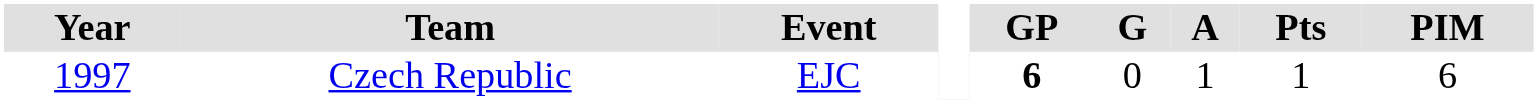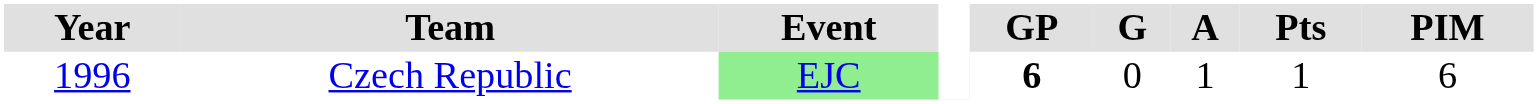(92, 75) 1997 -> (92, 75) 1996
(829, 75) no background -> (829, 75) lightgreen background
